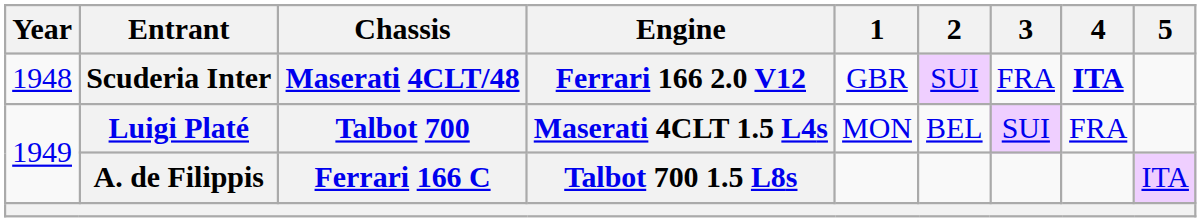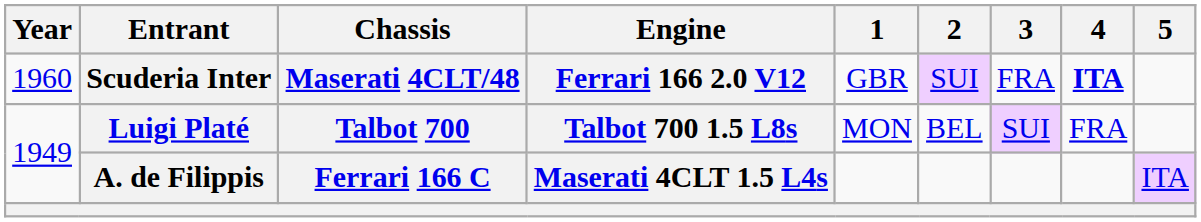(42, 78) 1948 -> (42, 78) 1960
(681, 127) Maserati 4CLT 1.5 L4s -> (681, 127) Talbot 700 1.5 L8s
(681, 176) Talbot 700 1.5 L8s -> (681, 176) Maserati 4CLT 1.5 L4s
